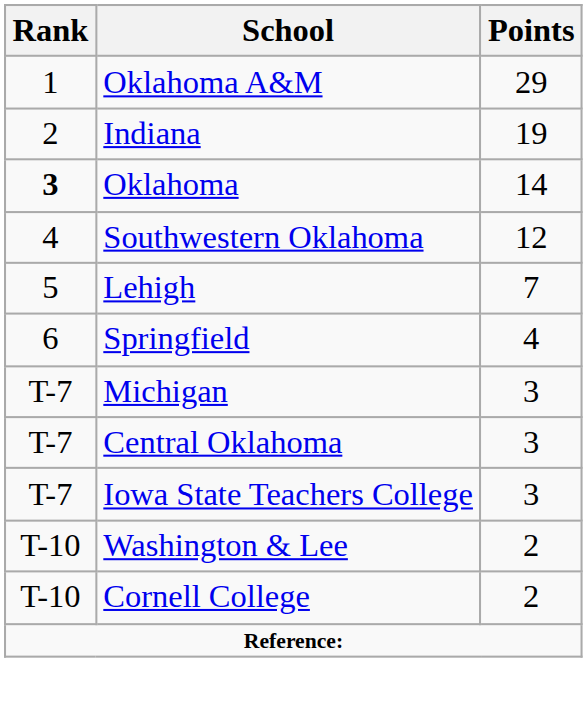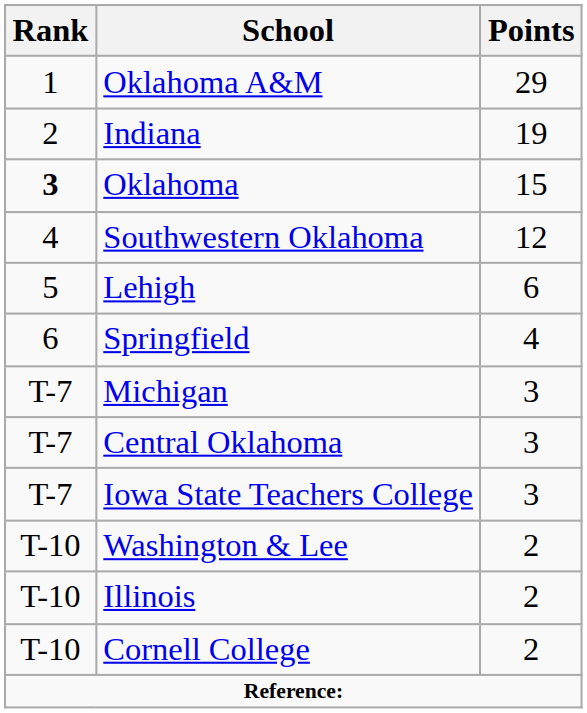(531, 184) 14 -> (531, 184) 15
(531, 287) 7 -> (531, 287) 6
+ row: (149, 596)
